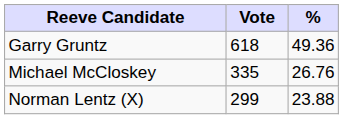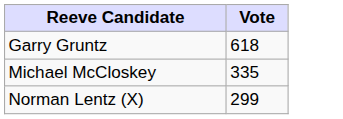- column: (313, 18)
